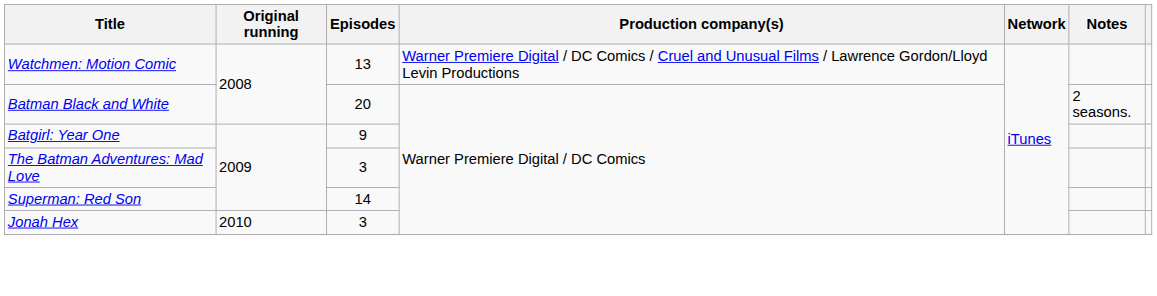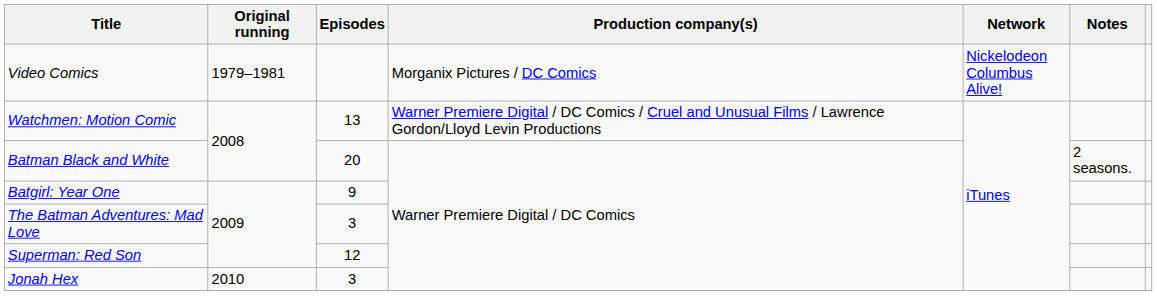+ row: (53, 72)
(363, 199) 14 -> (352, 255) 12
